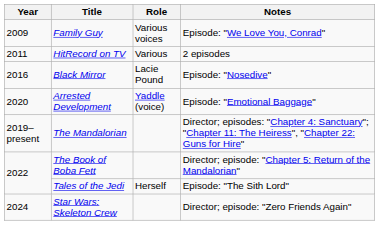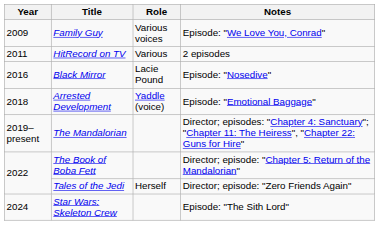(17, 101) 2020 -> (17, 101) 2018
(236, 186) Episode: "The Sith Lord" -> (267, 186) Director; episode: "Zero Friends Again"
(267, 207) Director; episode: "Zero Friends Again" -> (236, 207) Episode: "The Sith Lord"
